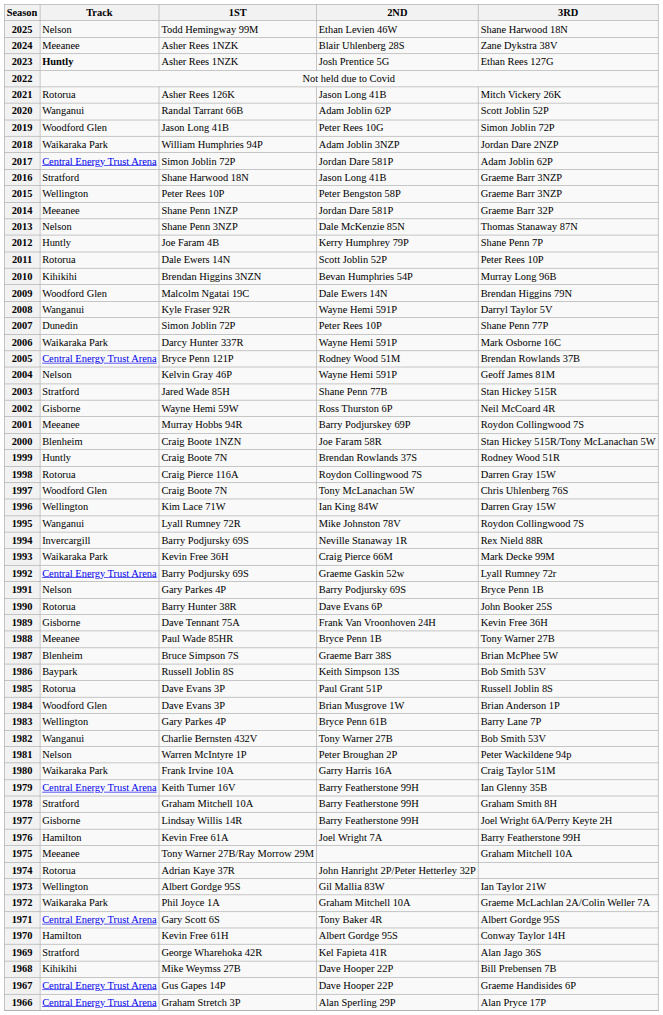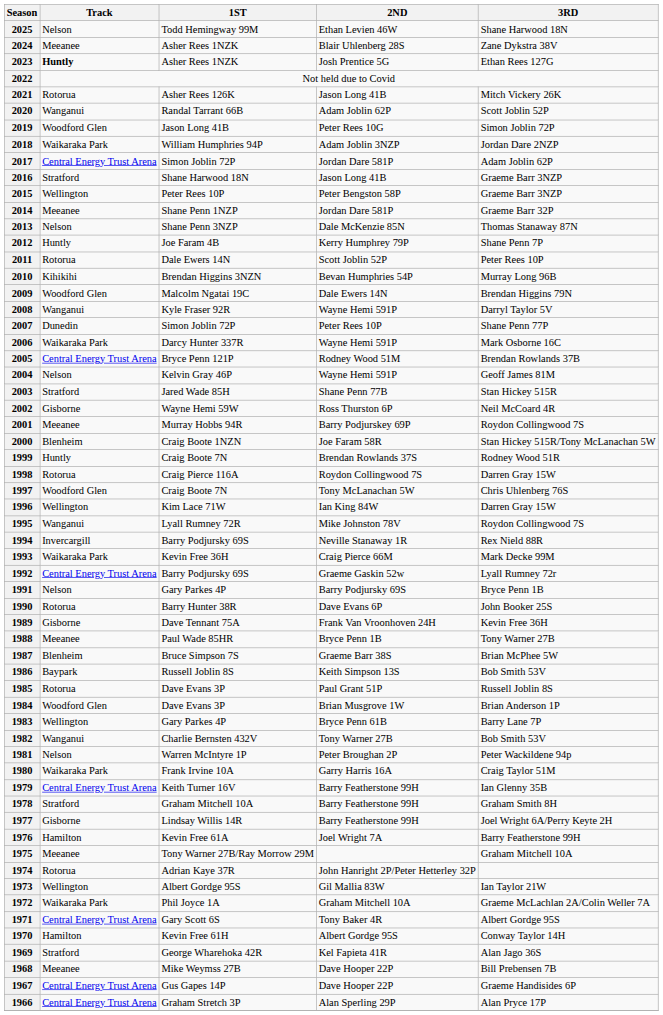(59, 969) Kihikihi -> (61, 969) Meeanee
